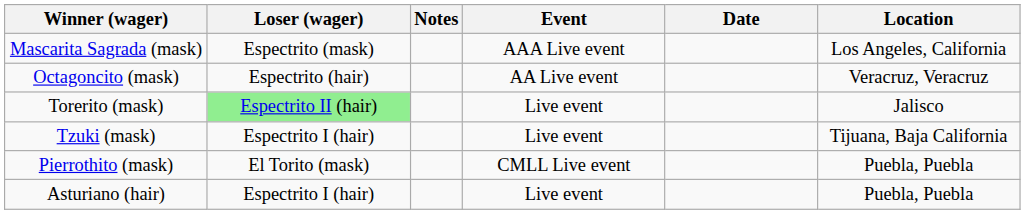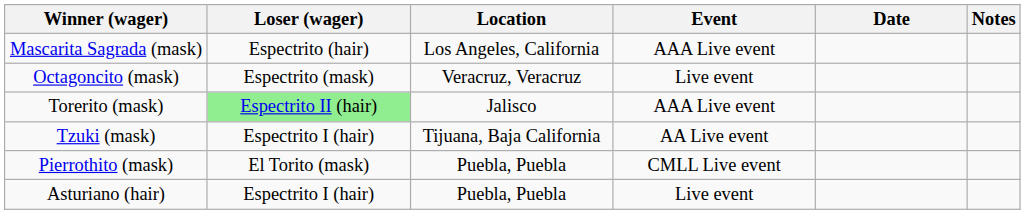columns swapped: (919, 19) <-> (436, 19)
(309, 48) Espectrito (mask) -> (309, 48) Espectrito (hair)
(309, 77) Espectrito (hair) -> (309, 77) Espectrito (mask)
(564, 77) AA Live event -> (714, 77) Live event
(564, 106) Live event -> (714, 106) AAA Live event
(564, 135) Live event -> (714, 135) AA Live event
